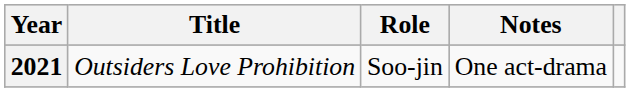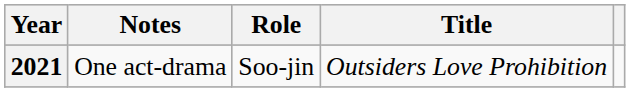columns swapped: (215, 24) <-> (531, 24)
